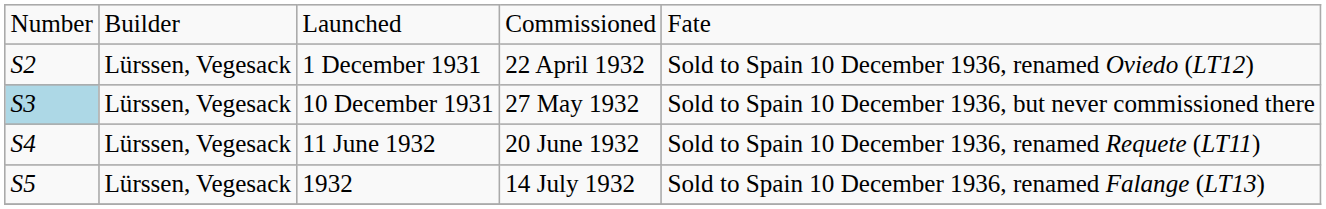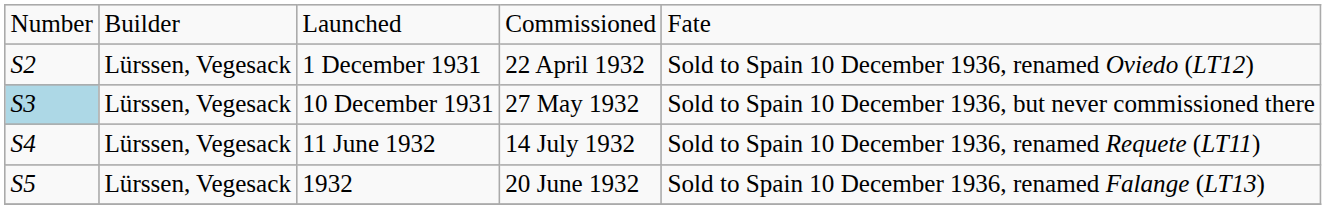(572, 143) 20 June 1932 -> (570, 143) 14 July 1932
(570, 183) 14 July 1932 -> (572, 183) 20 June 1932
